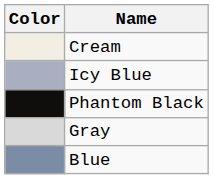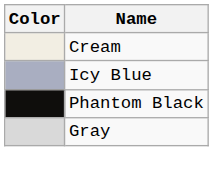- row: (90, 160)
